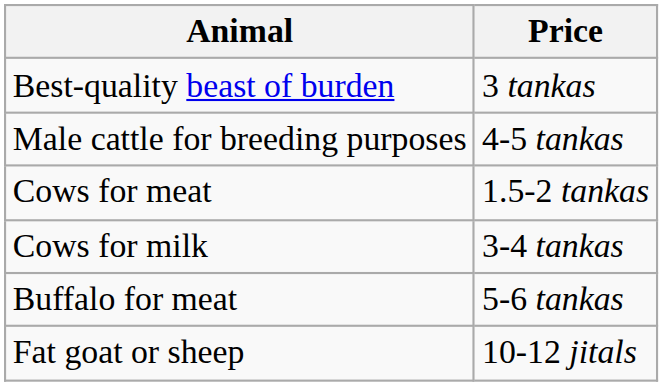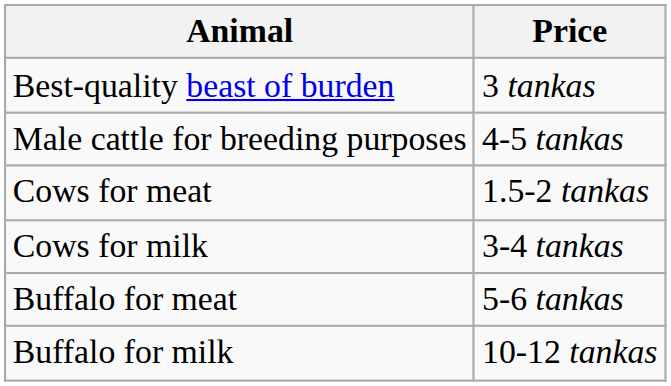+ row: (123, 352)
- row: (129, 352)
